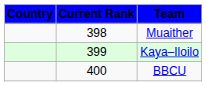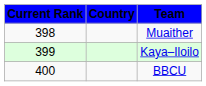columns swapped: (97, 14) <-> (30, 14)
